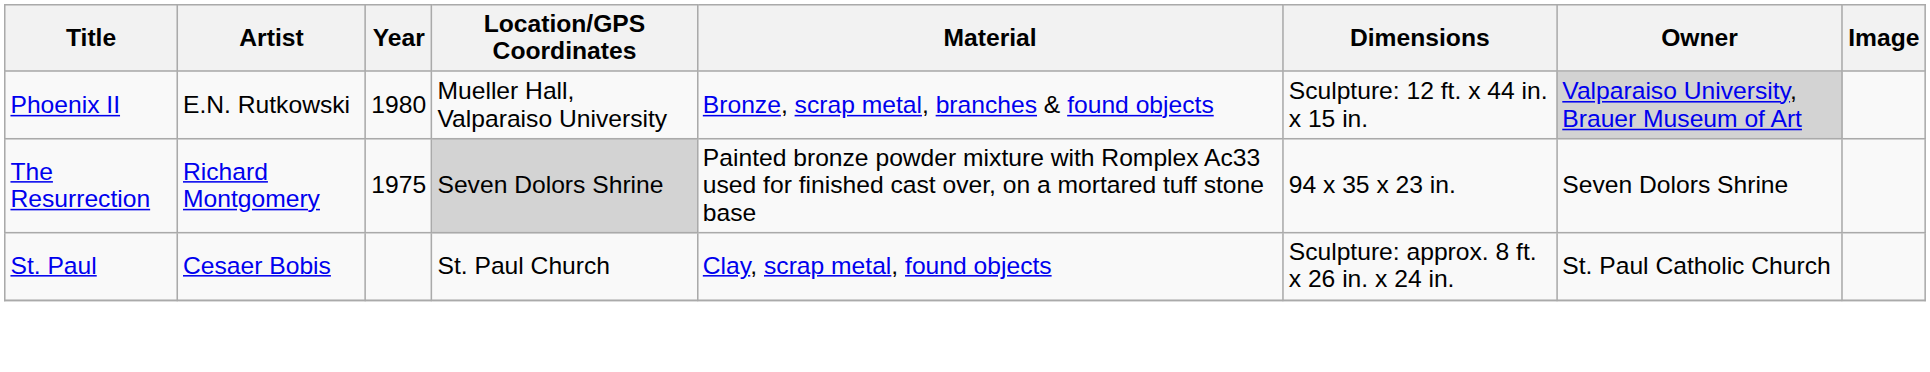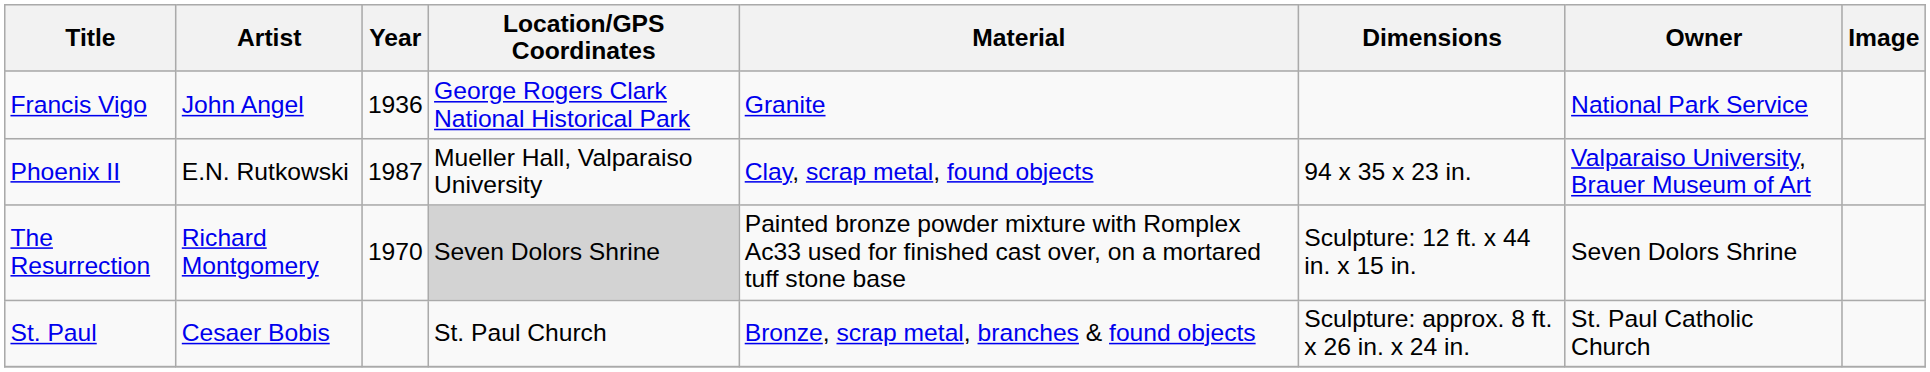+ row: (79, 104)
(399, 104) 1980 -> (395, 171) 1987
(958, 104) Bronze, scrap metal, branches & found objects -> (919, 171) Clay, scrap metal, found objects
(1418, 104) Sculpture: 12 ft. x 44 in. x 15 in. -> (1388, 171) 94 x 35 x 23 in.
(1682, 104) lightgrey background -> (1691, 171) no background
(399, 185) 1975 -> (395, 252) 1970
(1372, 185) 94 x 35 x 23 in. -> (1417, 252) Sculpture: 12 ft. x 44 in. x 15 in.
(877, 266) Clay, scrap metal, found objects -> (1000, 332) Bronze, scrap metal, branches & found objects
